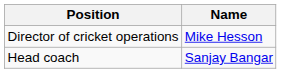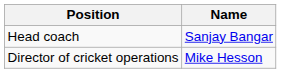rows swapped: (93, 36) <-> (43, 57)
